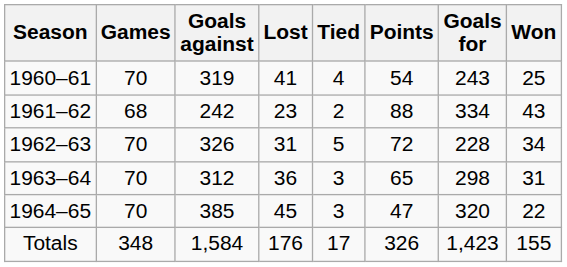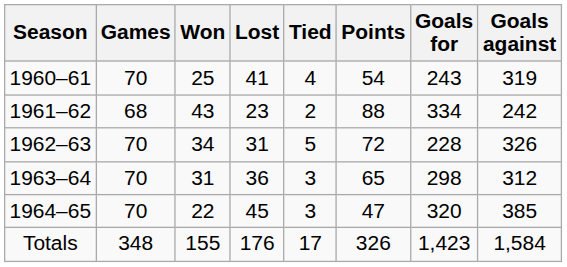columns swapped: (534, 32) <-> (217, 32)
